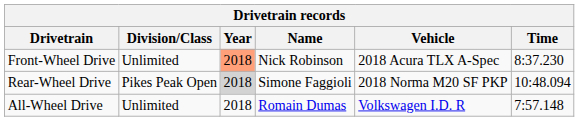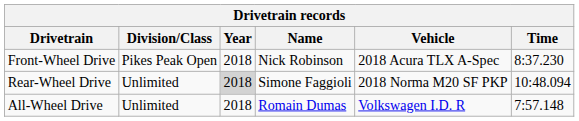(150, 60) Unlimited -> (169, 60) Pikes Peak Open
(238, 60) lightsalmon background -> (238, 60) no background
(169, 82) Pikes Peak Open -> (150, 82) Unlimited
